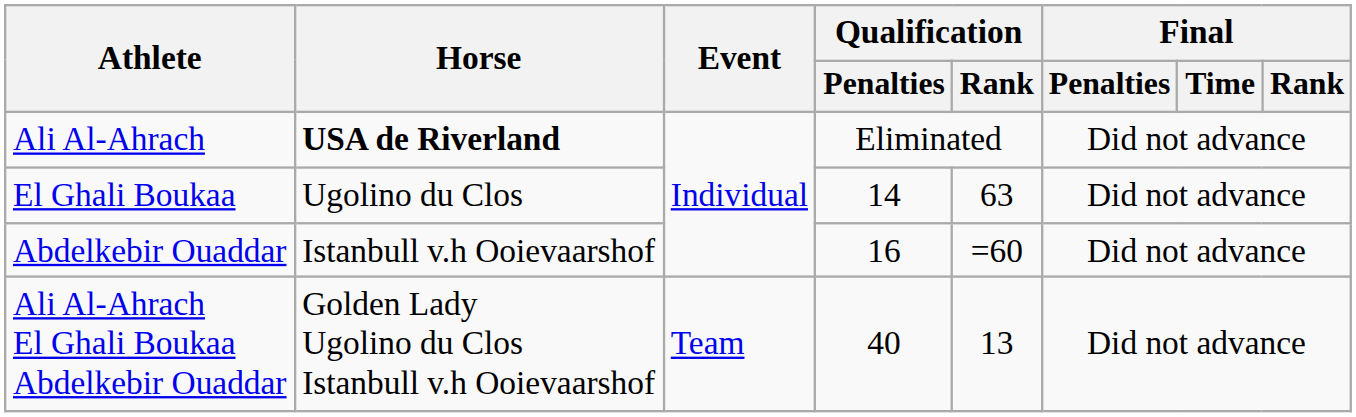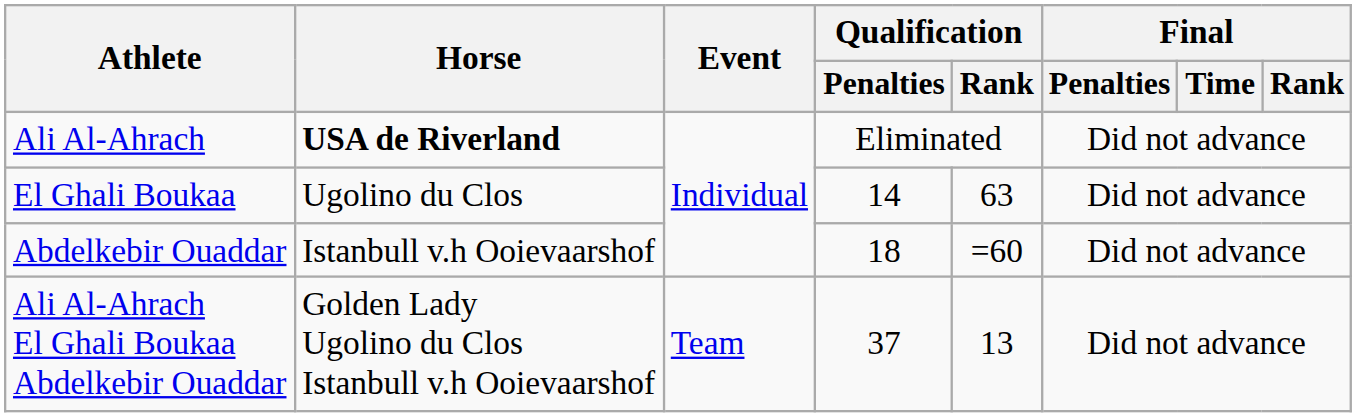(884, 249) 16 -> (884, 249) 18
(884, 344) 40 -> (884, 344) 37
